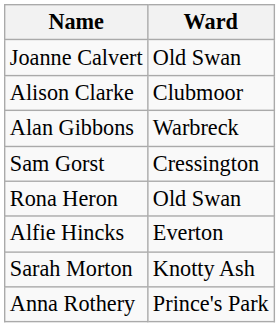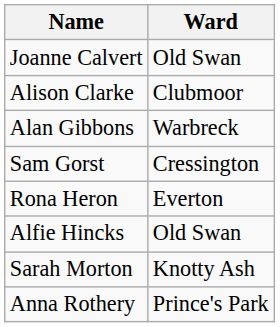(197, 198) Old Swan -> (188, 198) Everton
(188, 233) Everton -> (197, 233) Old Swan
